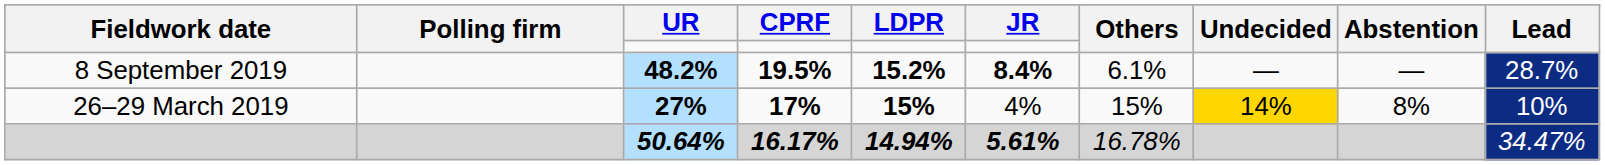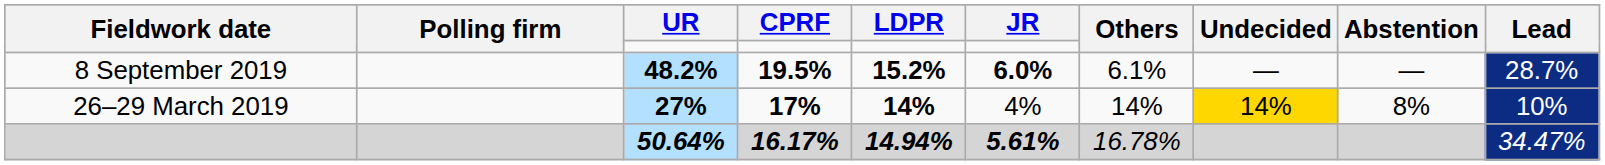(1023, 70) 8.4% -> (1023, 70) 6.0%
(909, 106) 15% -> (909, 106) 14%
(1137, 106) 15% -> (1137, 106) 14%
